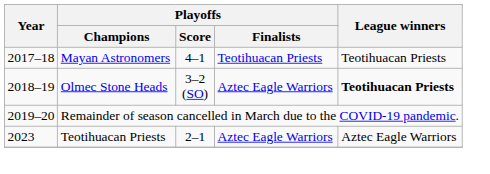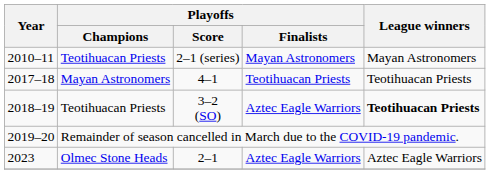+ row: (208, 57)
(114, 86) Olmec Stone Heads -> (113, 107) Teotihuacan Priests
(113, 136) Teotihuacan Priests -> (114, 158) Olmec Stone Heads
